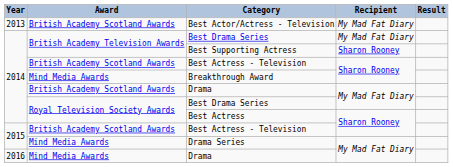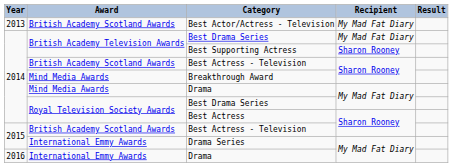(102, 90) British Academy Scotland Awards -> (69, 90) Mind Media Awards
(69, 142) Mind Media Awards -> (88, 142) International Emmy Awards
(69, 155) Mind Media Awards -> (88, 155) International Emmy Awards
